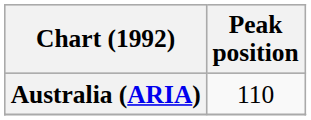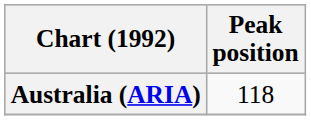(256, 93) 110 -> (256, 93) 118
